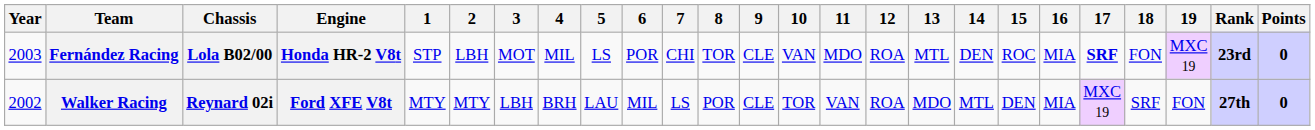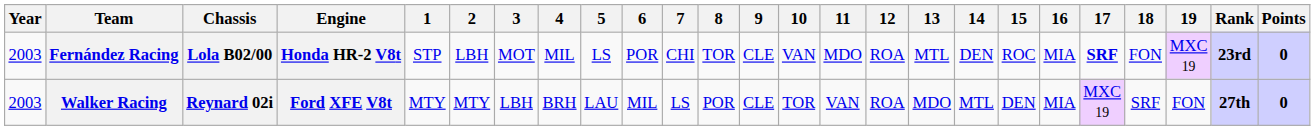(25, 102) 2002 -> (25, 102) 2003
